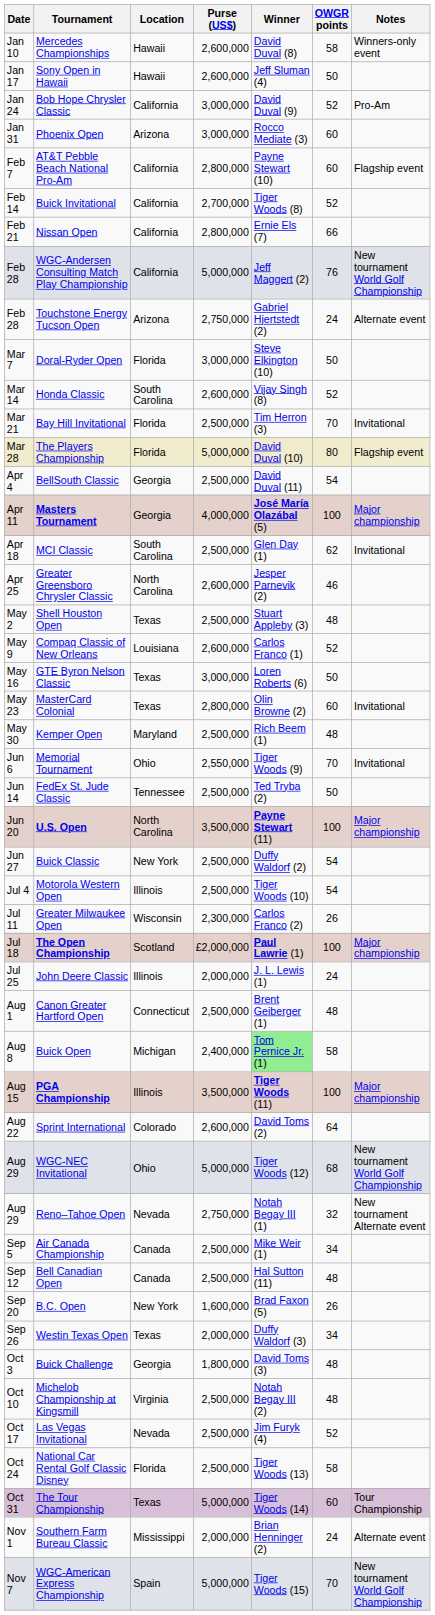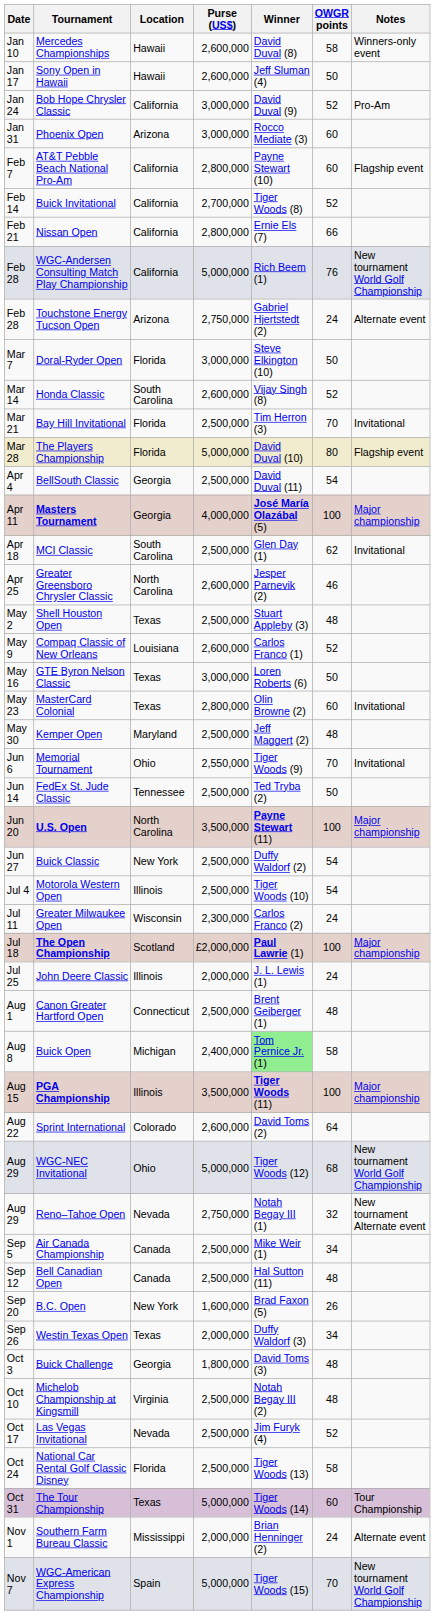(281, 273) Jeff Maggert (2) -> (280, 273) Rich Beem (1)
(280, 735) Rich Beem (1) -> (281, 735) Jeff Maggert (2)
(332, 919) 26 -> (332, 919) 24
